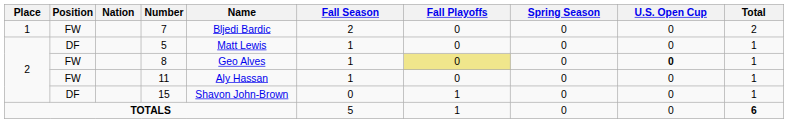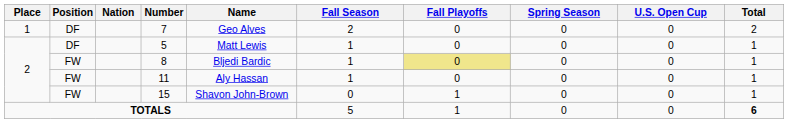(73, 29) FW -> (73, 29) DF
(242, 29) Bljedi Bardic -> (242, 29) Geo Alves
(242, 62) Geo Alves -> (242, 62) Bljedi Bardic
(671, 62) bold -> (671, 62) normal
(73, 95) DF -> (73, 95) FW
